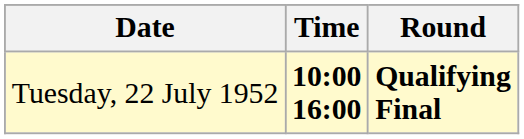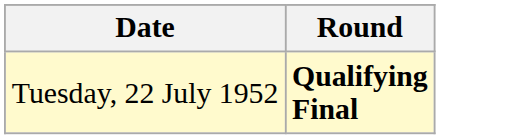- column: (327, 28)
